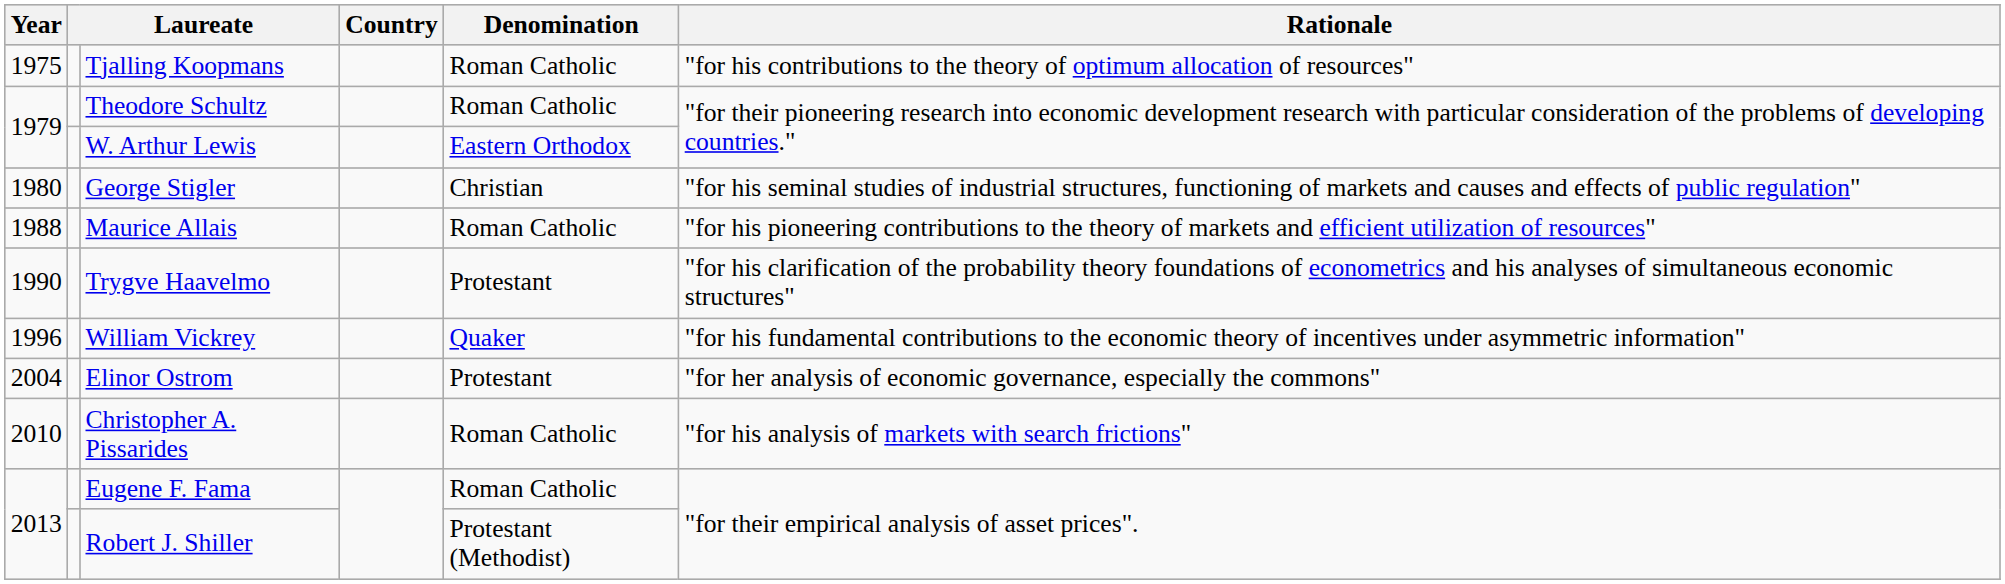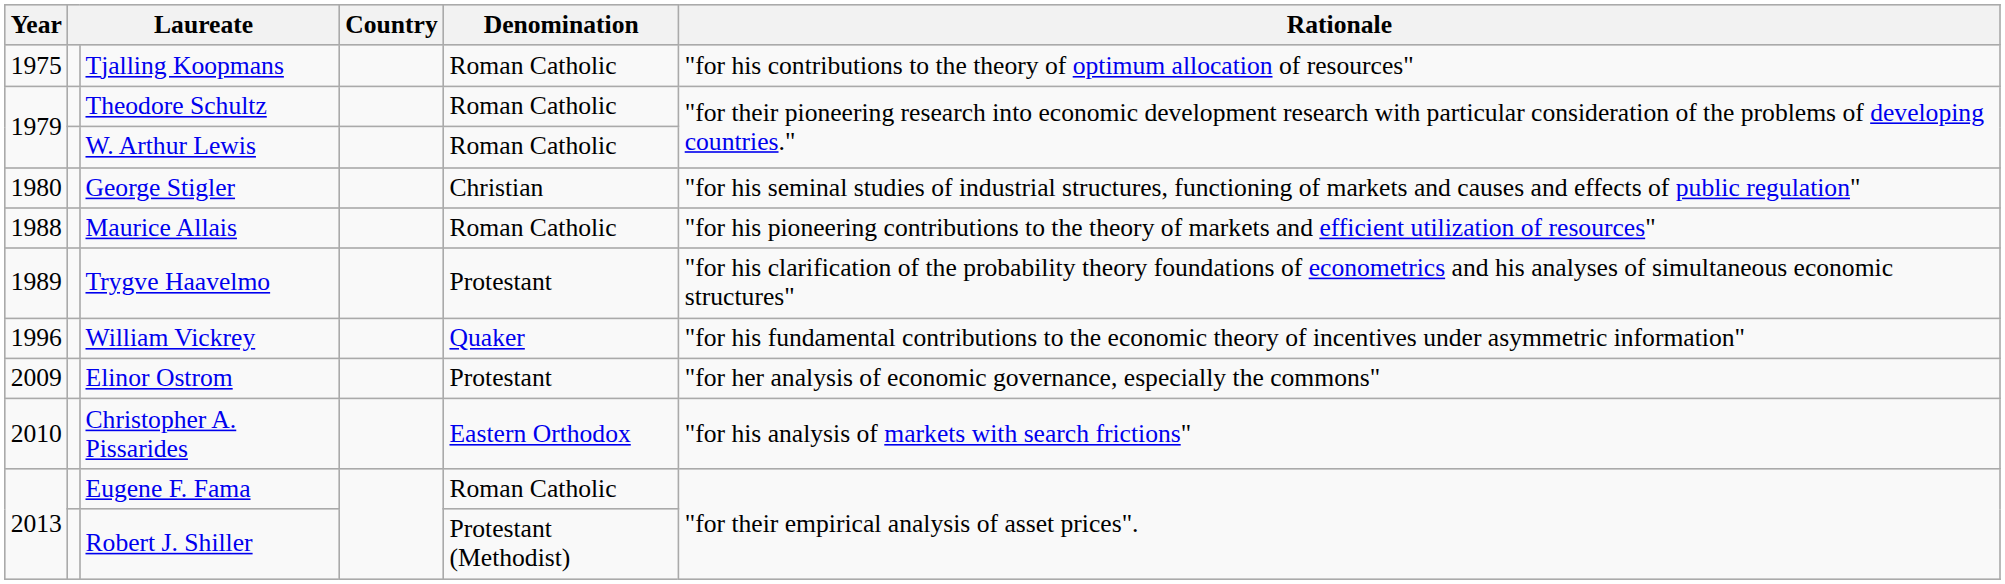(540, 146) Eastern Orthodox -> (533, 146) Roman Catholic
(36, 282) 1990 -> (36, 282) 1989
(36, 378) 2004 -> (36, 378) 2009
(533, 433) Roman Catholic -> (540, 433) Eastern Orthodox
